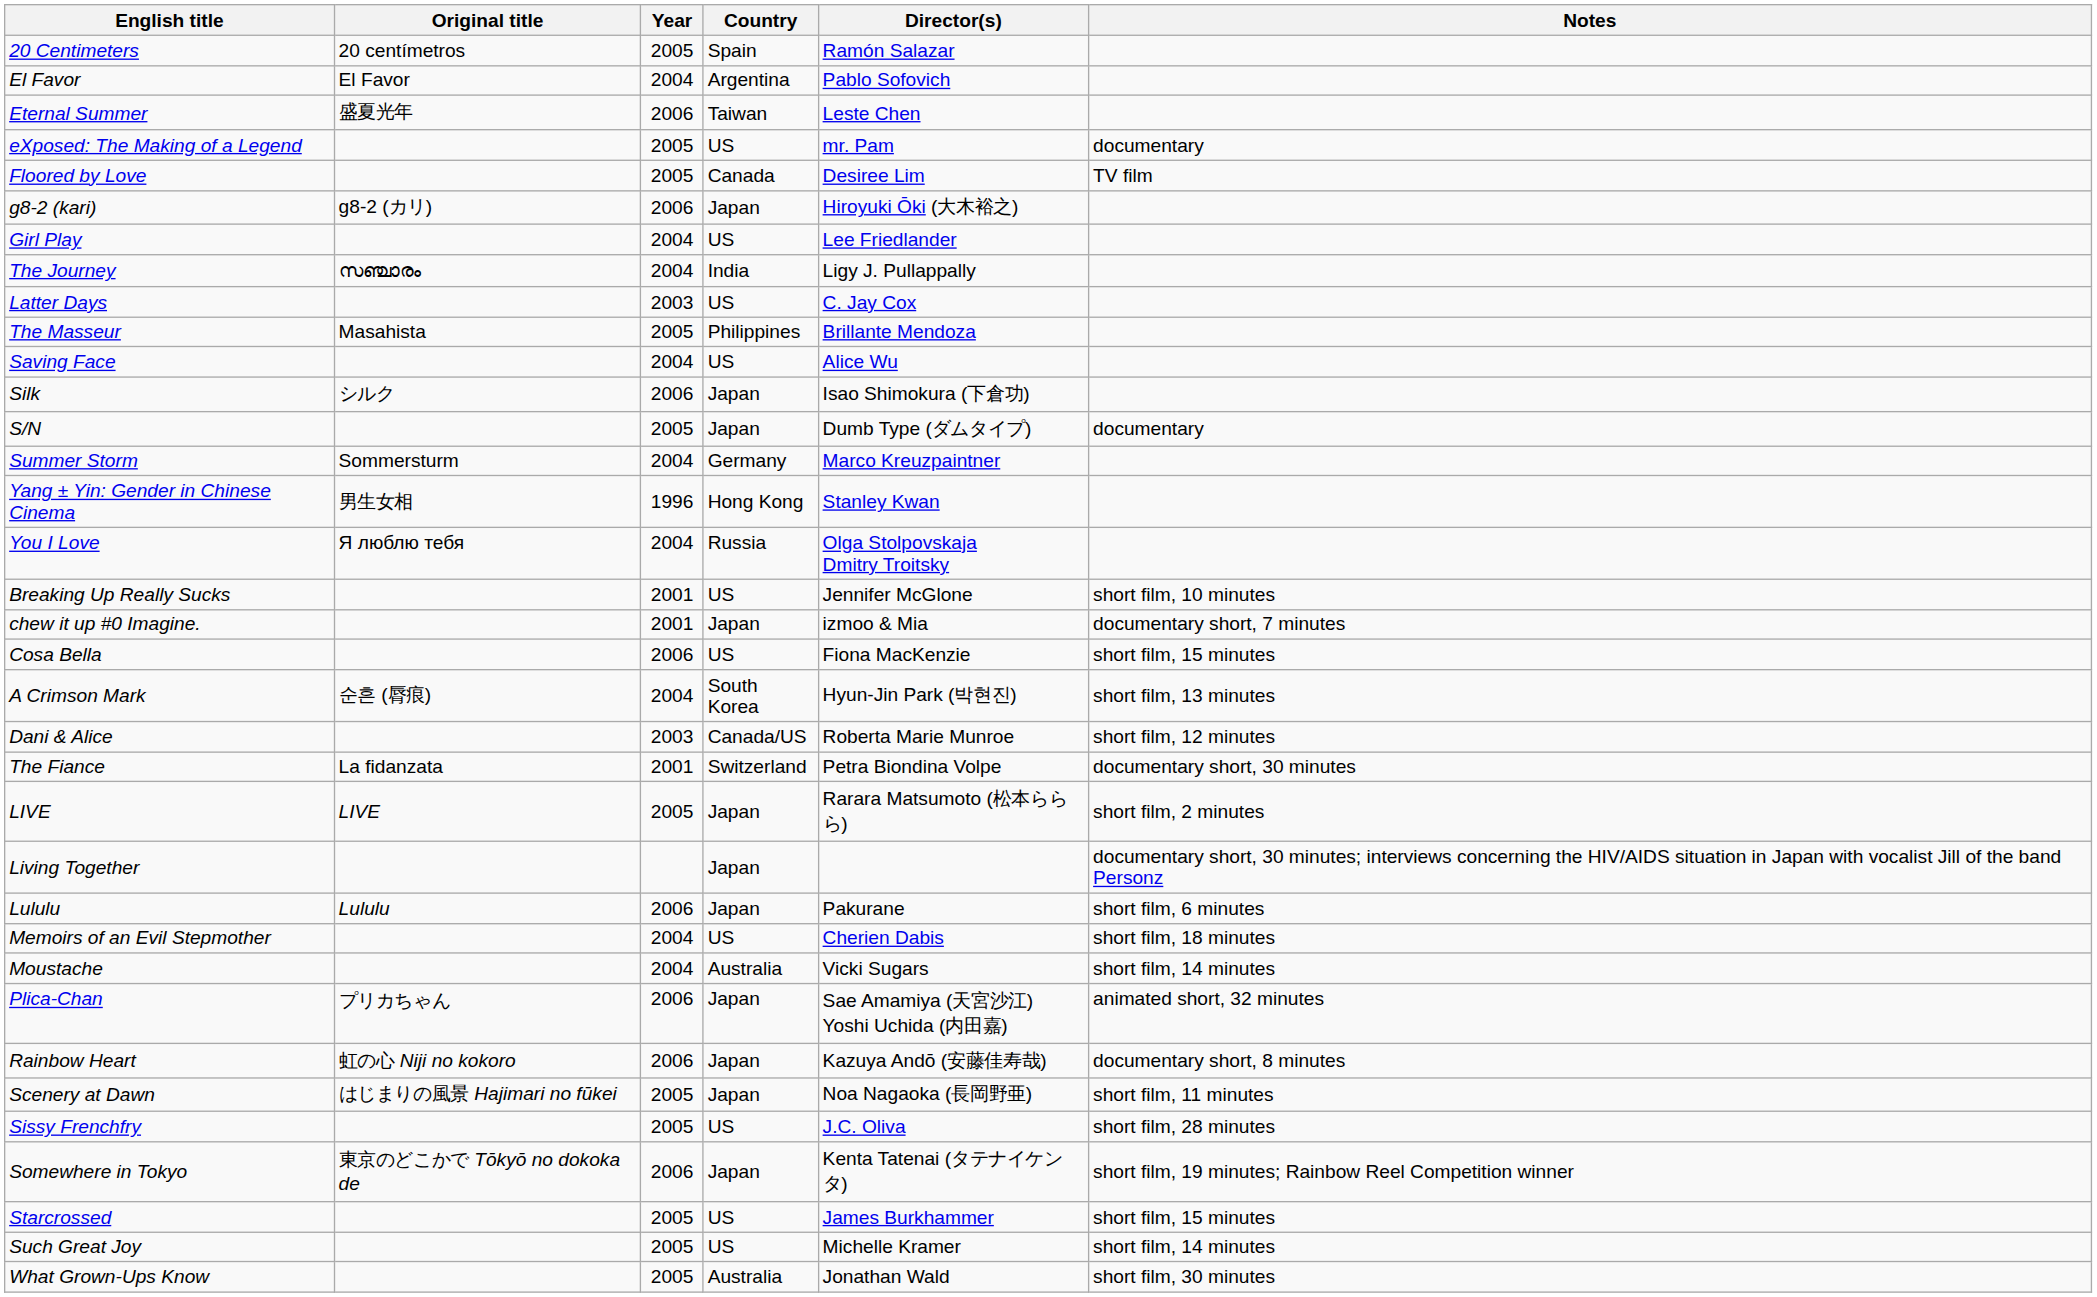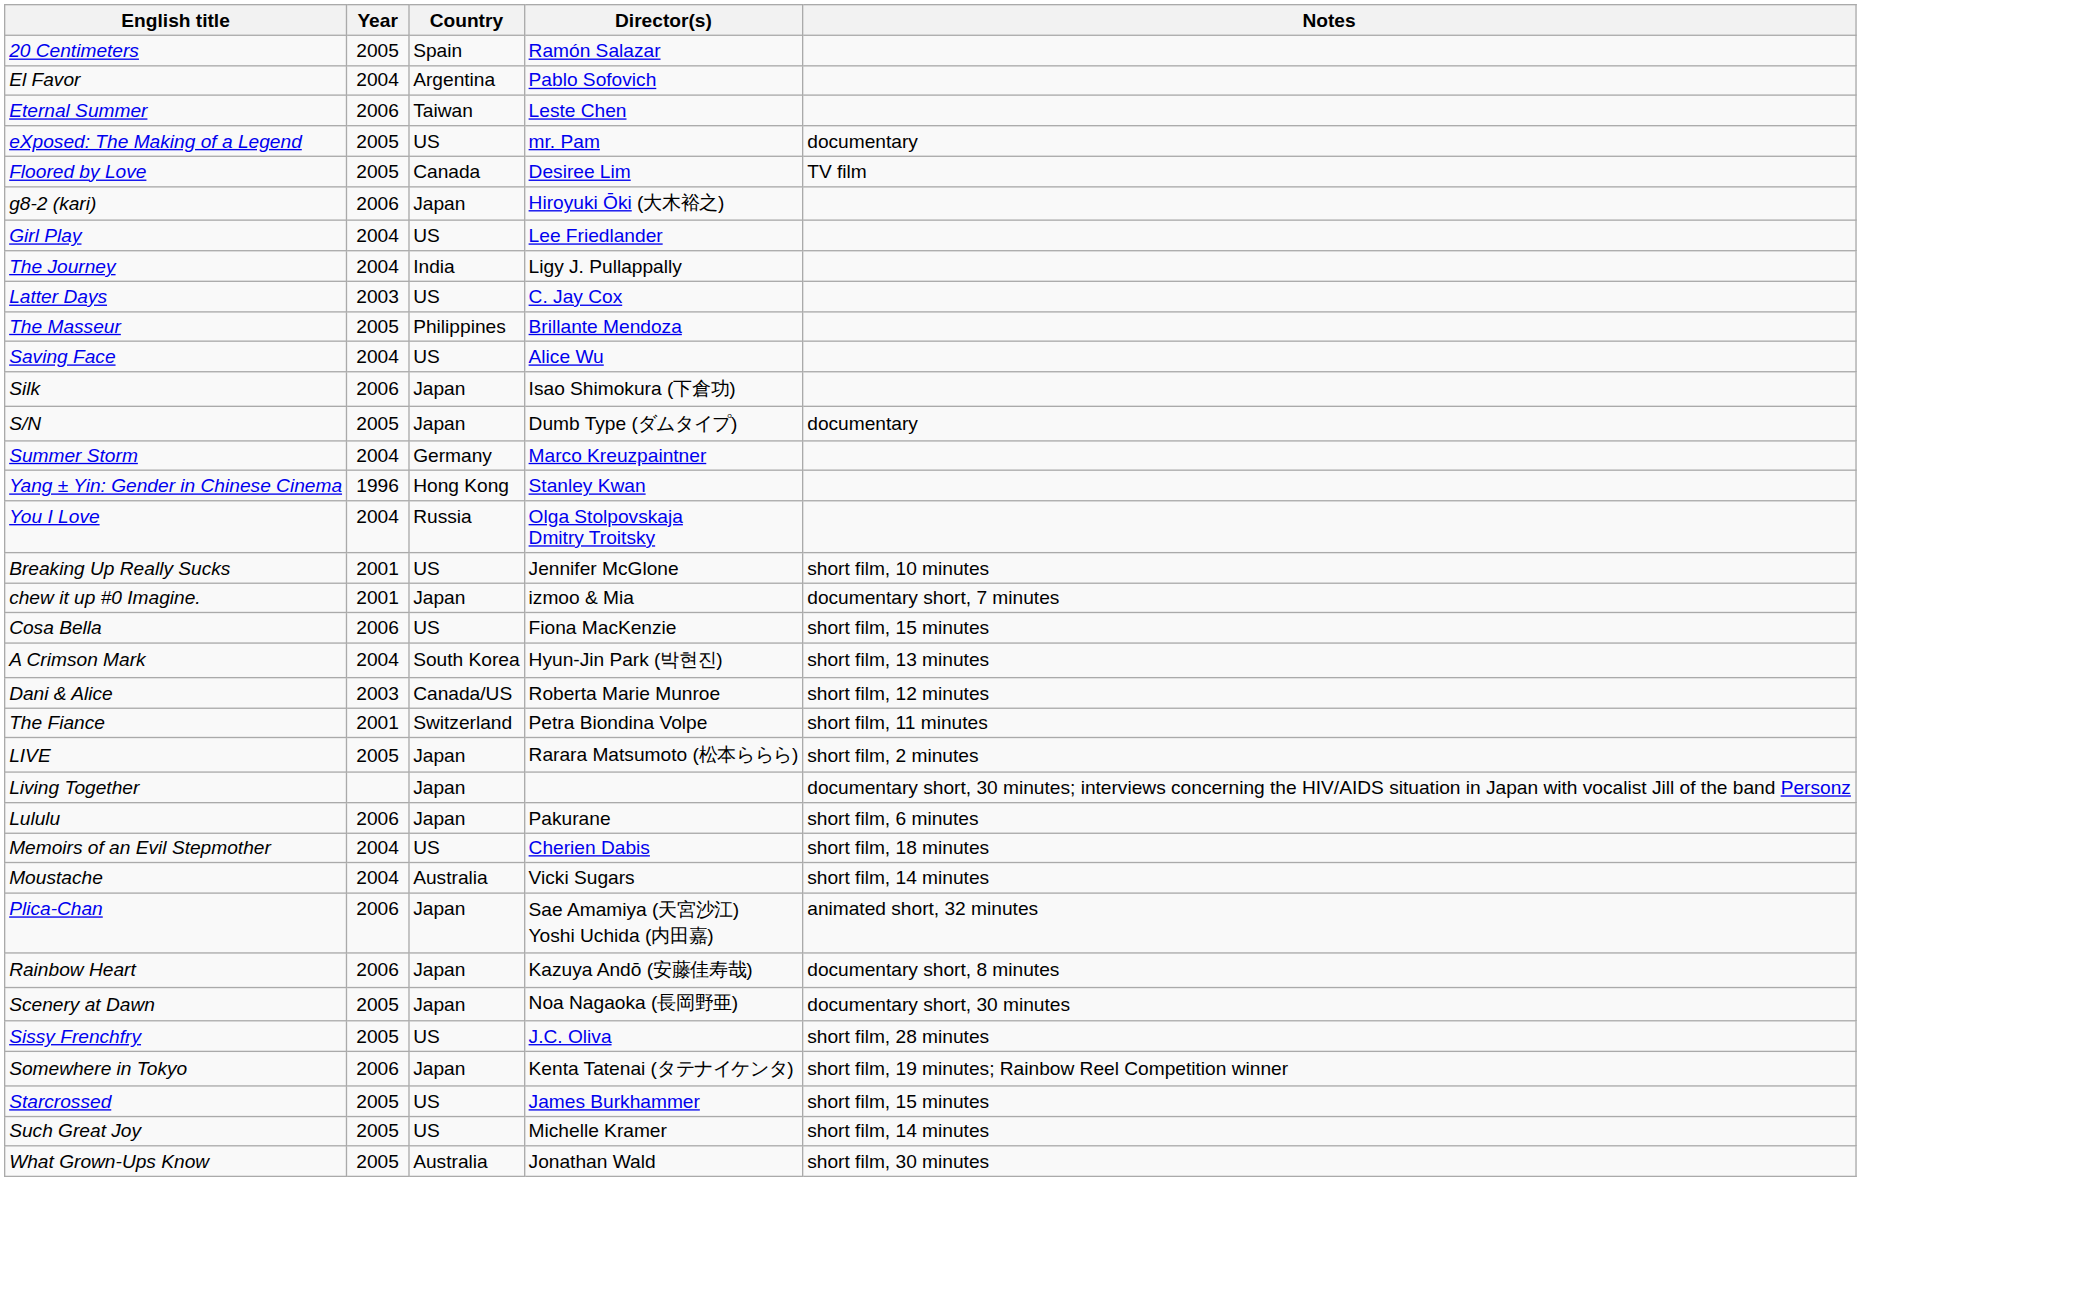- column: (488, 20)
(1224, 767) documentary short, 30 minutes -> (897, 723) short film, 11 minutes
(1183, 1095) short film, 11 minutes -> (939, 1004) documentary short, 30 minutes
